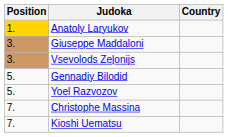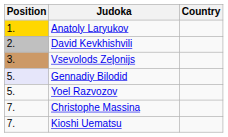+ row: (92, 44)
- row: (97, 44)
(11, 76) no background -> (11, 76) lavender background
